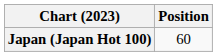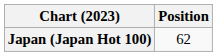(184, 39) 60 -> (184, 39) 62
